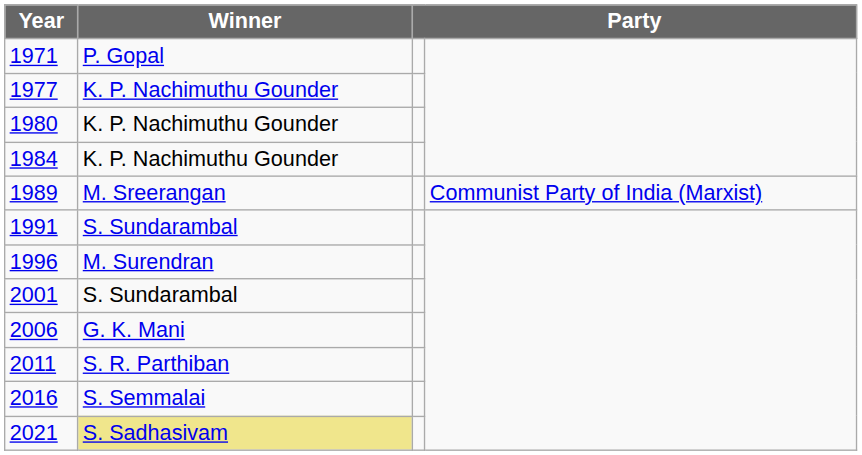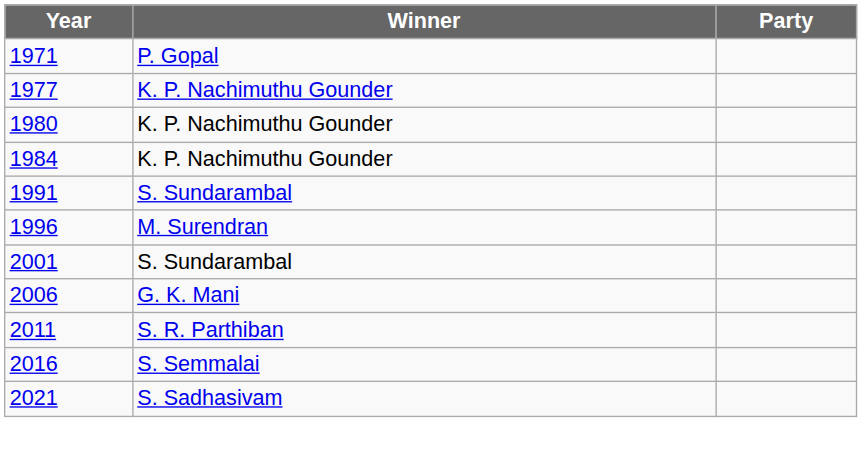- row: (34, 192)
(155, 432) khaki background -> (210, 398) no background
